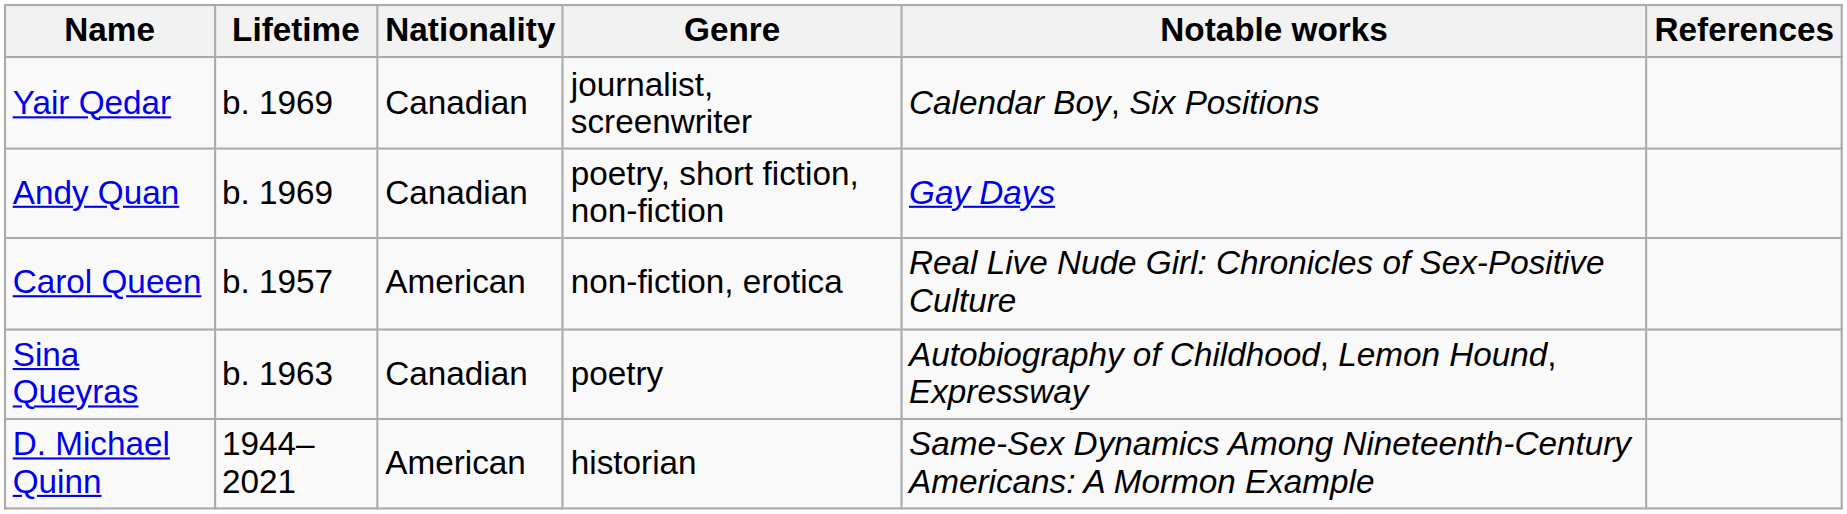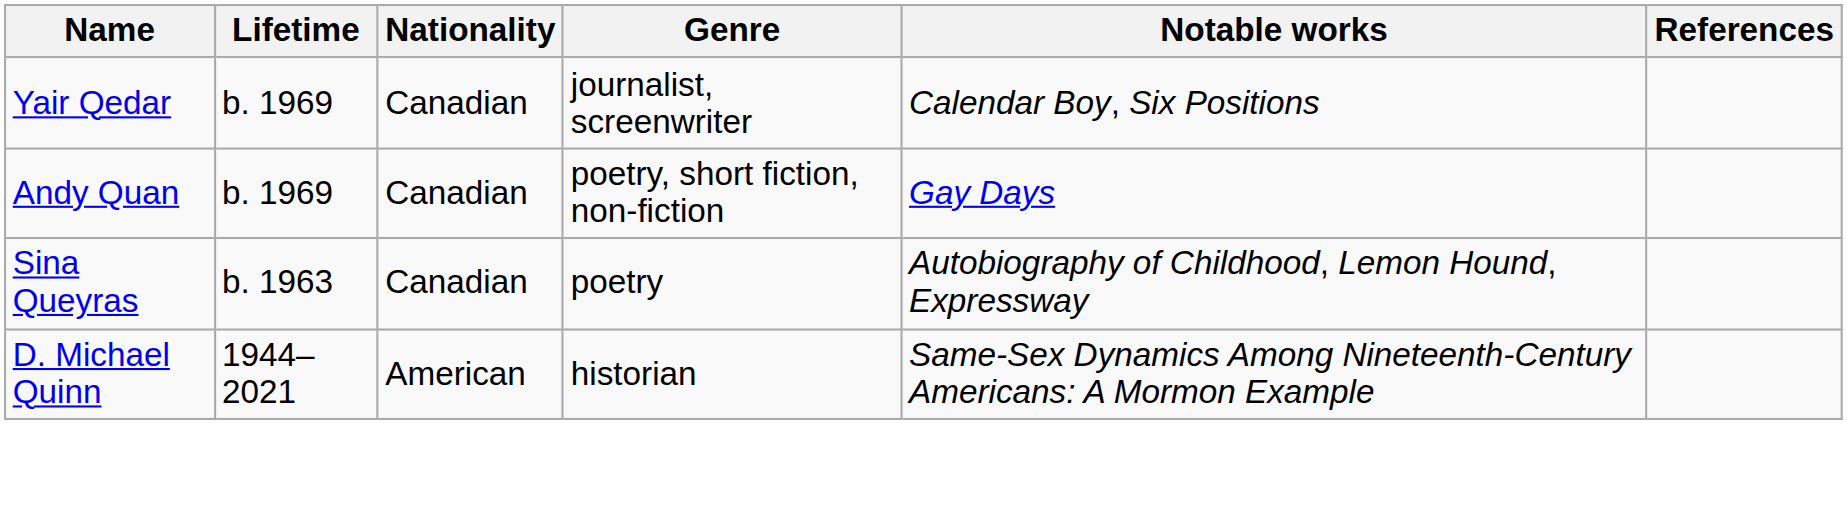- row: (107, 282)
